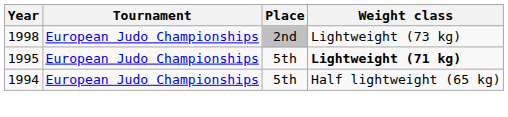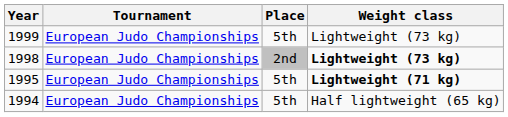+ row: (23, 37)
(386, 37) normal -> (386, 58) bold
